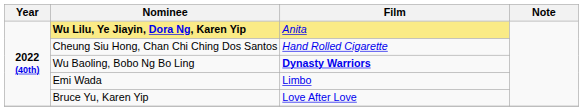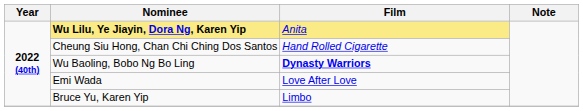(297, 81) Limbo -> (320, 81) Love After Love
(320, 98) Love After Love -> (297, 98) Limbo
